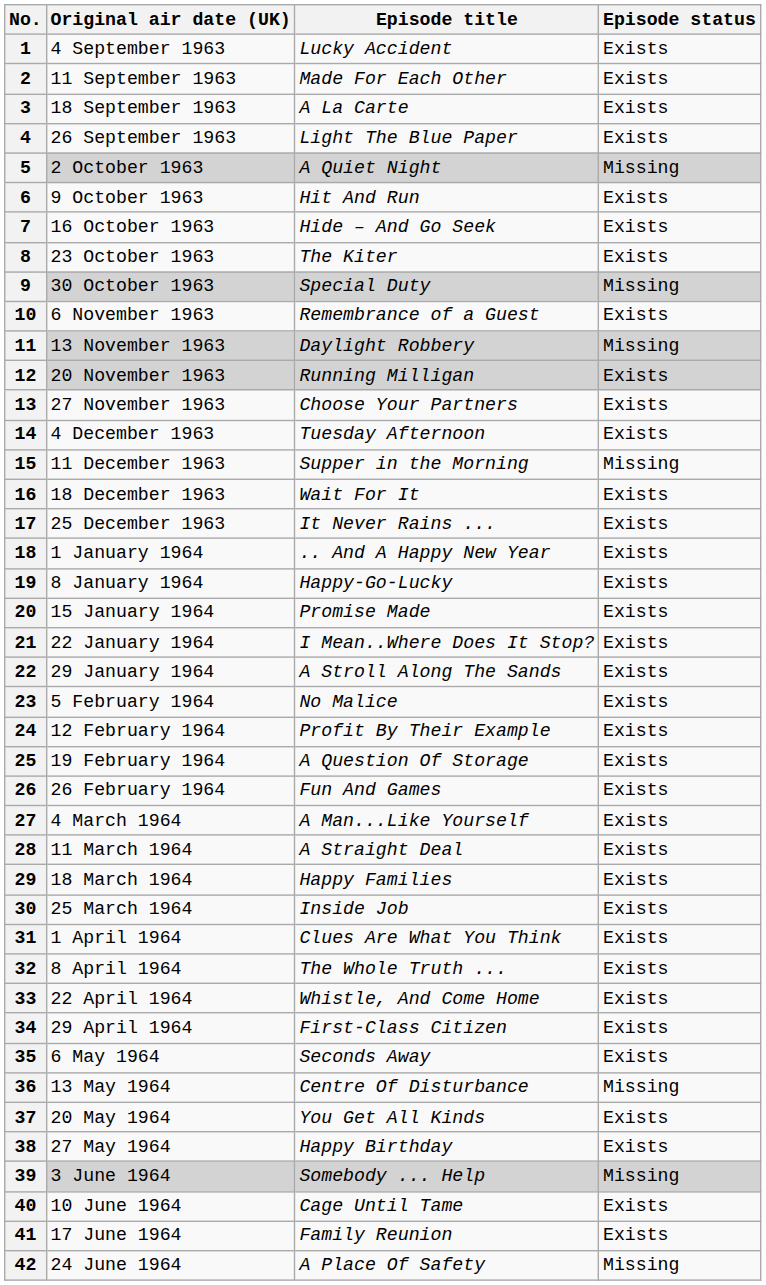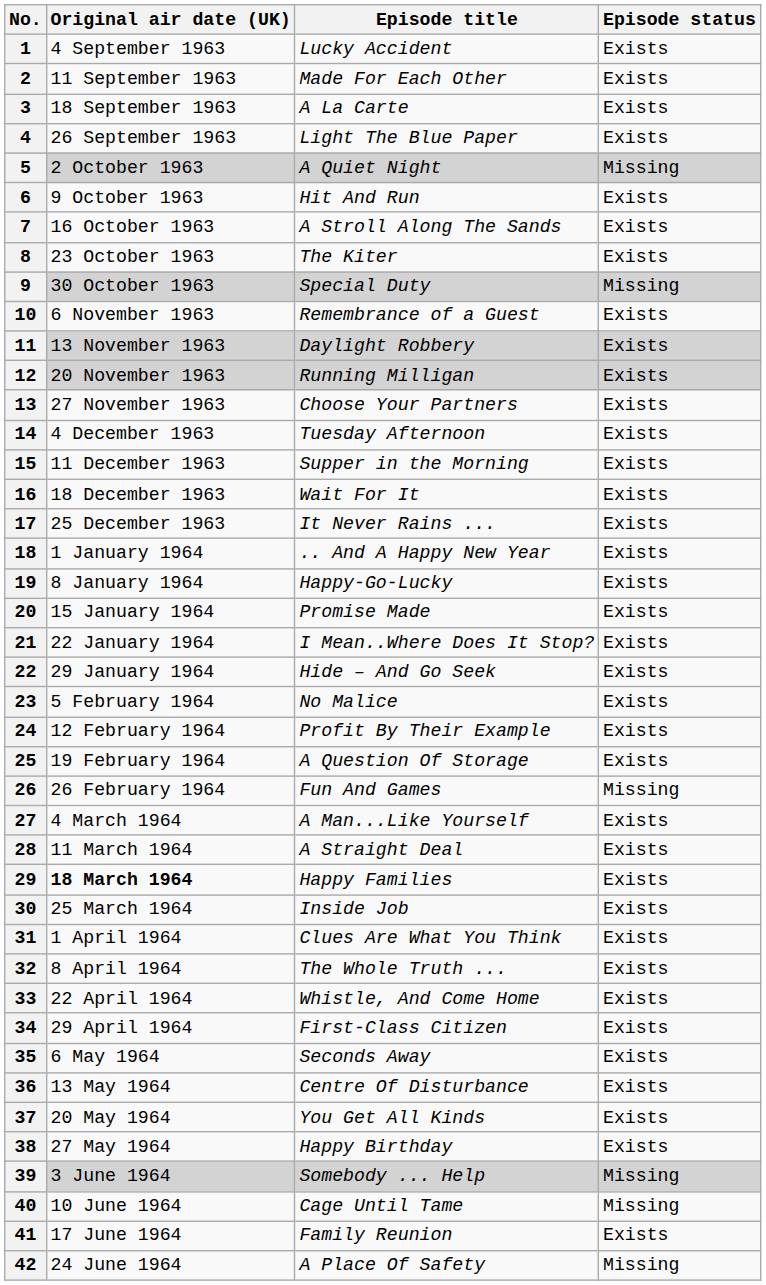(398, 227) Hide – And Go Seek -> (430, 227) A Stroll Along The Sands
(641, 346) Missing -> (636, 346) Exists
(641, 464) Missing -> (636, 464) Exists
(430, 672) A Stroll Along The Sands -> (398, 672) Hide – And Go Seek
(636, 791) Exists -> (641, 791) Missing
(121, 880) normal -> (121, 880) bold
(641, 1087) Missing -> (636, 1087) Exists
(636, 1206) Exists -> (641, 1206) Missing
